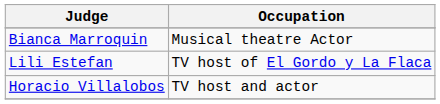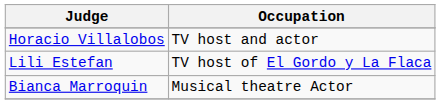rows swapped: (87, 87) <-> (78, 40)
